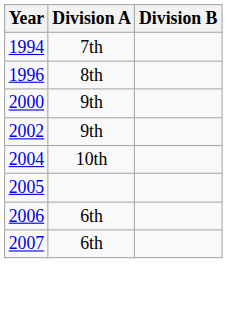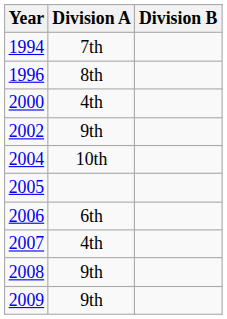(92, 103) 9th -> (92, 103) 4th
(92, 243) 6th -> (92, 243) 4th
+ row: (26, 272)
+ row: (26, 300)
